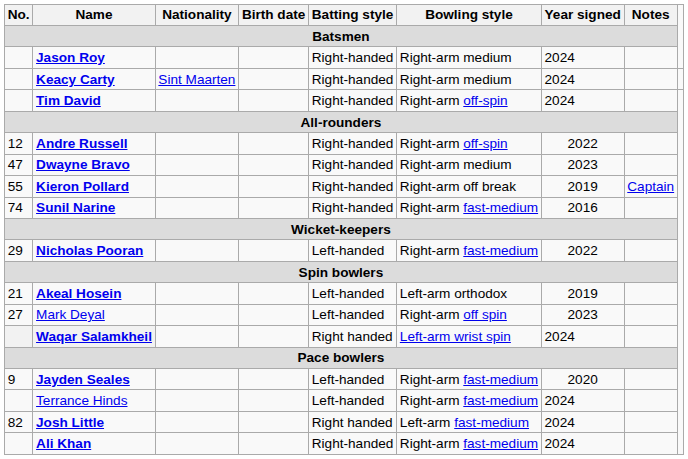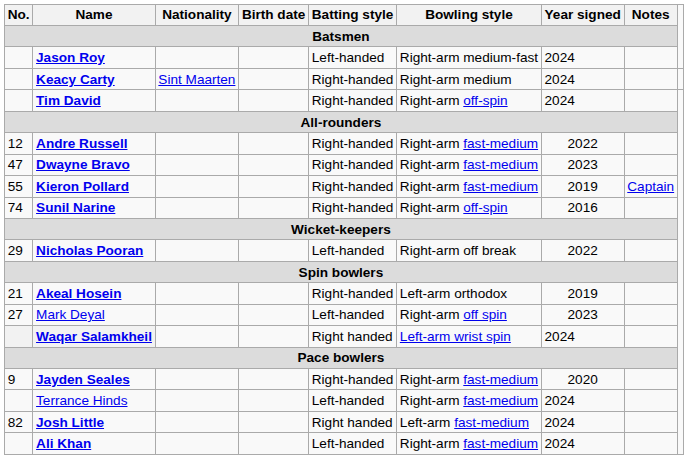(353, 58) Right-handed -> (348, 58) Left-handed
(456, 58) Right-arm medium -> (469, 58) Right-arm medium-fast
(454, 143) Right-arm off-spin -> (469, 143) Right-arm fast-medium
(456, 165) Right-arm medium -> (469, 165) Right-arm fast-medium
(458, 186) Right-arm off break -> (469, 186) Right-arm fast-medium
(469, 208) Right-arm fast-medium -> (454, 208) Right-arm off-spin
(469, 251) Right-arm fast-medium -> (458, 251) Right-arm off break
(348, 294) Left-handed -> (353, 294) Right-handed
(348, 379) Left-handed -> (353, 379) Right-handed
(353, 444) Right-handed -> (348, 444) Left-handed
